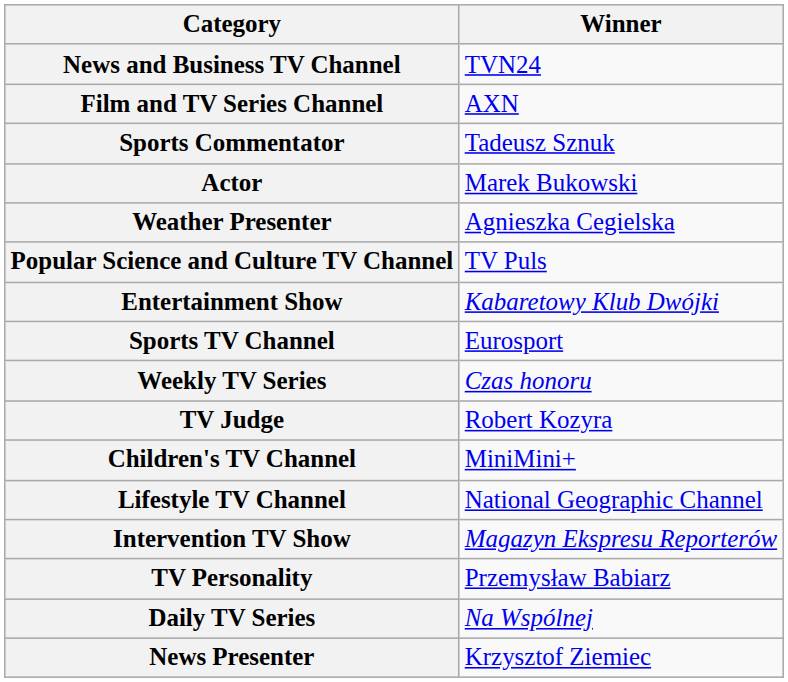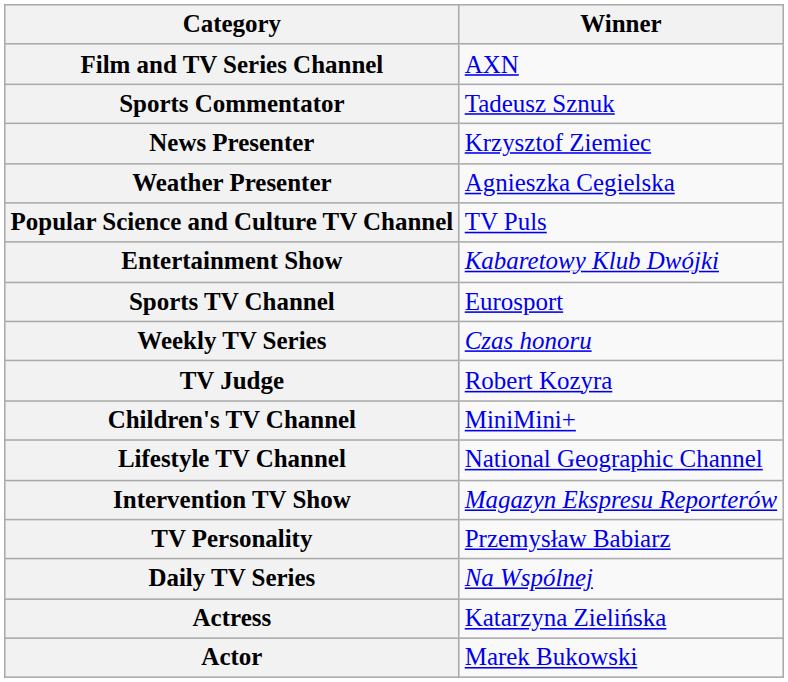- row: (232, 63)
rows swapped: (232, 182) <-> (232, 657)
+ row: (232, 618)
